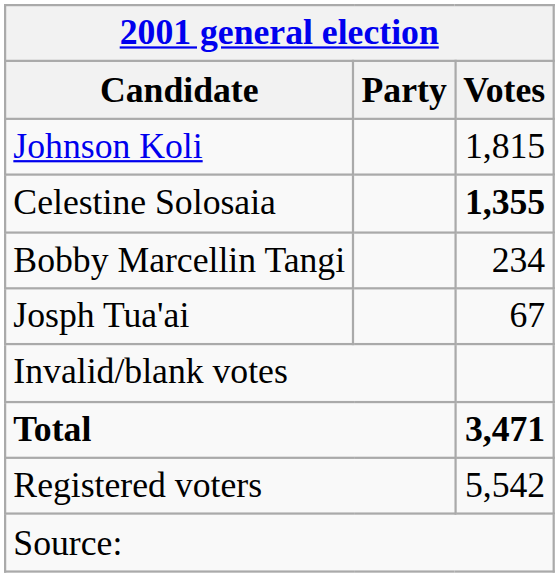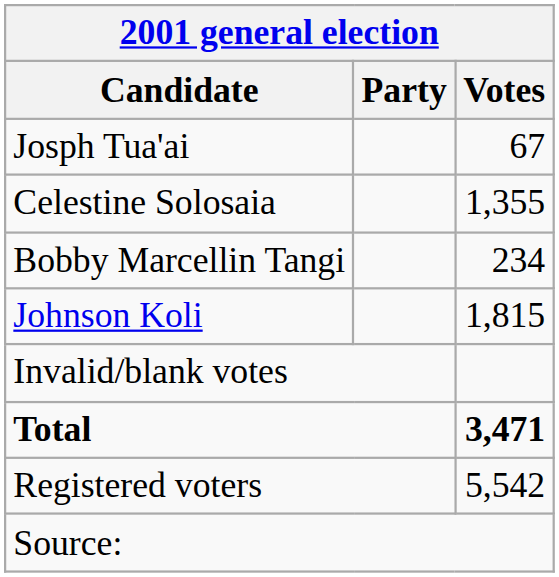rows swapped: (108, 145) <-> (101, 315)
(505, 202) bold -> (505, 202) normal
